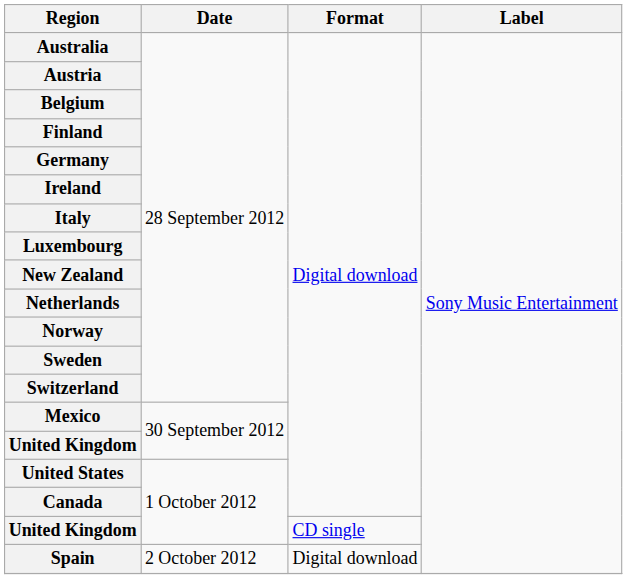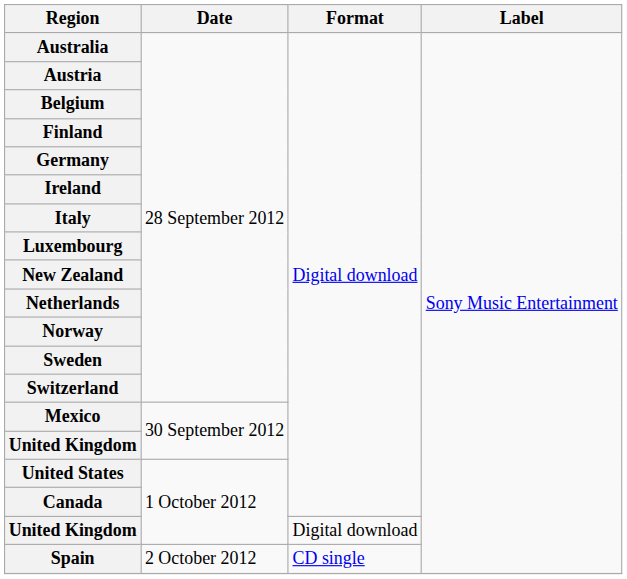(329, 530) CD single -> (355, 530) Digital download
(355, 558) Digital download -> (329, 558) CD single
